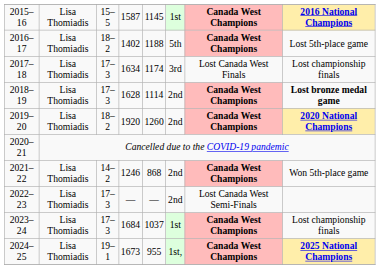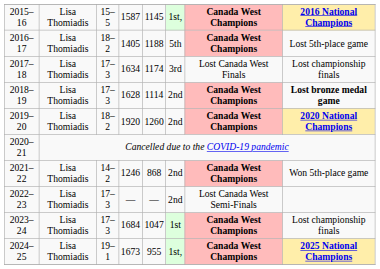(175, 17) 1st -> (175, 17) 1st,
(130, 43) 1402 -> (130, 43) 1405
(154, 225) 1037 -> (154, 225) 1047
